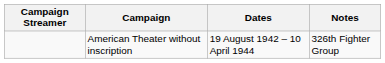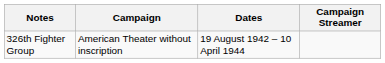columns swapped: (45, 17) <-> (345, 17)
